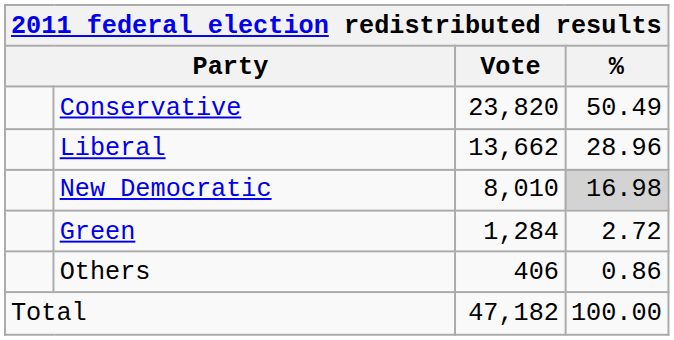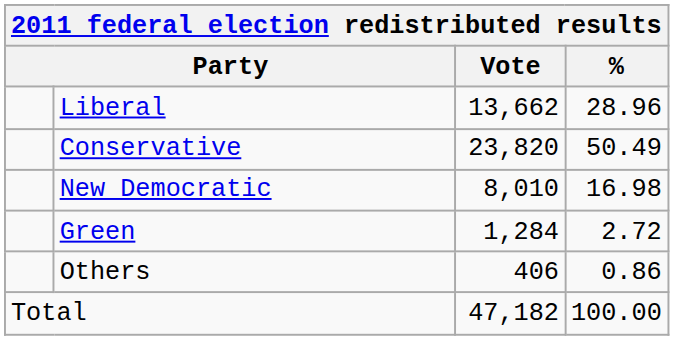rows swapped: (151, 108) <-> (113, 149)
(624, 190) lightgrey background -> (624, 190) no background
